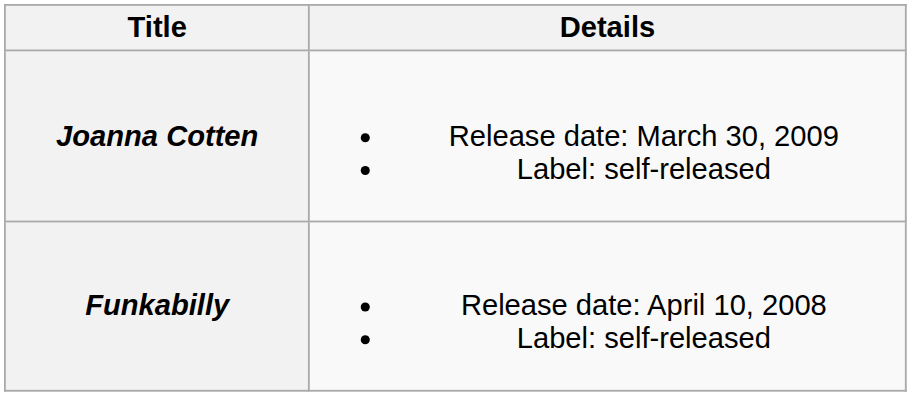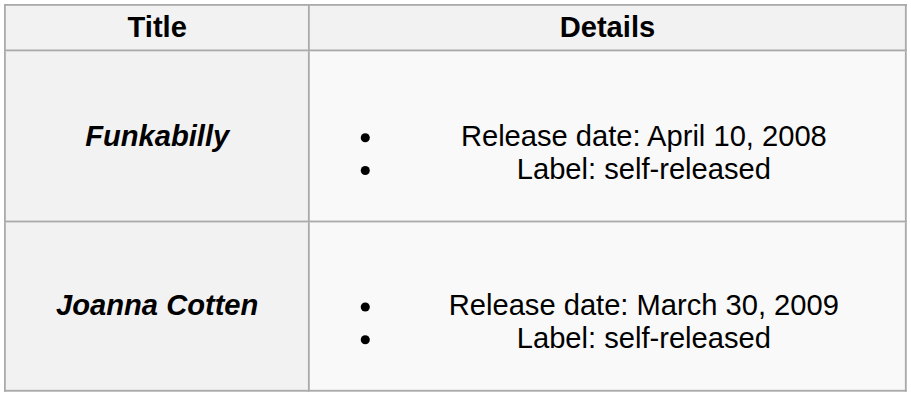rows swapped: (157, 305) <-> (157, 135)
